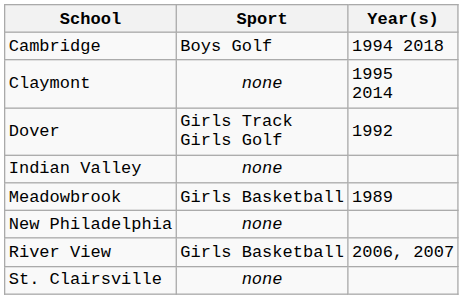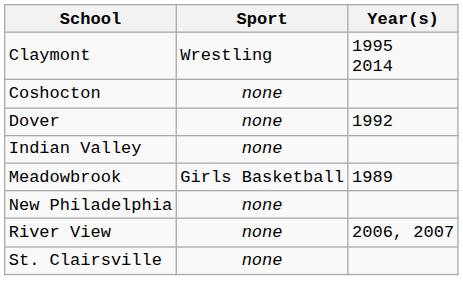- row: (55, 46)
(262, 84) none -> (226, 56) Wrestling
+ row: (55, 94)
(237, 131) Girls Track Girls Golf -> (262, 121) none
(262, 252) Girls Basketball -> (262, 232) none
